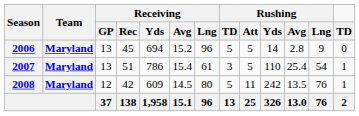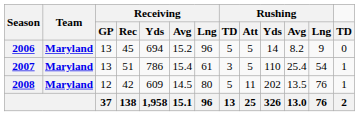(297, 48) 2.8 -> (297, 48) 8.2
(272, 84) 242 -> (272, 84) 202
